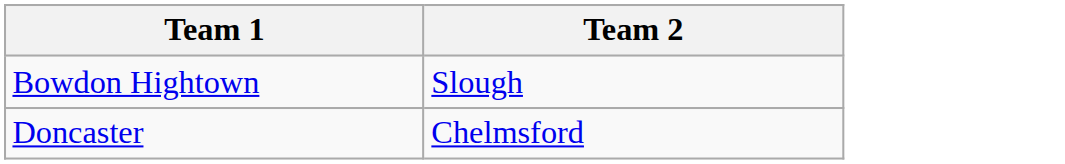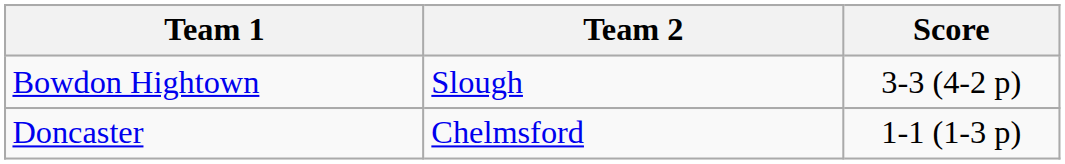+ column: (951, 30)
